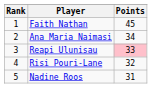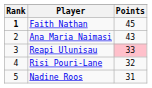(16, 24) normal -> (16, 24) bold
(130, 37) 34 -> (130, 37) 43
